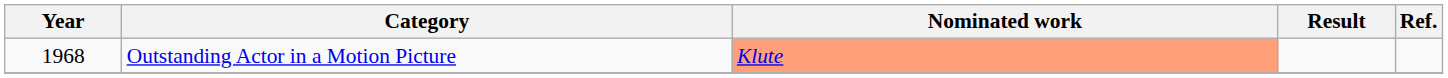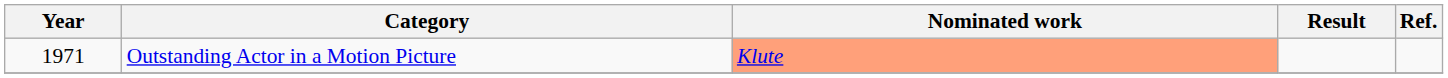(63, 55) 1968 -> (63, 55) 1971
